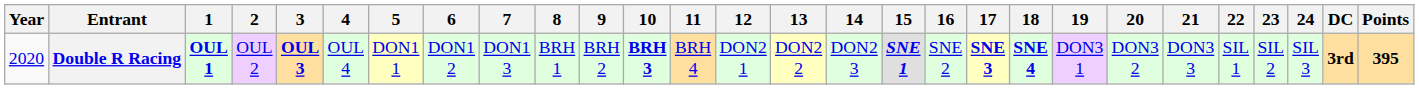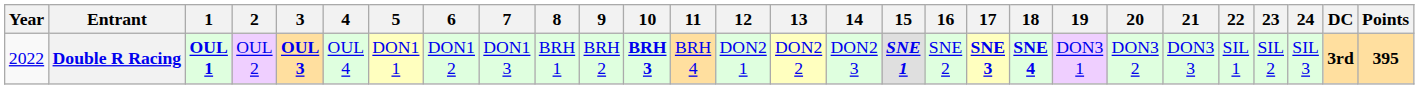(27, 58) 2020 -> (27, 58) 2022
